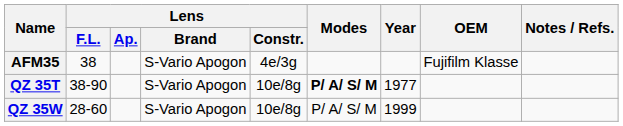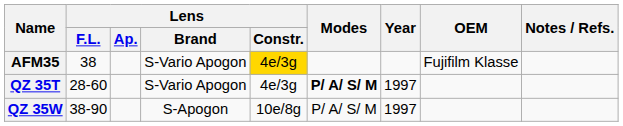(279, 62) no background -> (279, 62) gold background
(88, 86) 38-90 -> (88, 86) 28-60
(279, 86) 10e/8g -> (279, 86) 4e/3g
(400, 86) 1977 -> (400, 86) 1997
(88, 109) 28-60 -> (88, 109) 38-90
(195, 109) S-Vario Apogon -> (195, 109) S-Apogon
(400, 109) 1999 -> (400, 109) 1997
